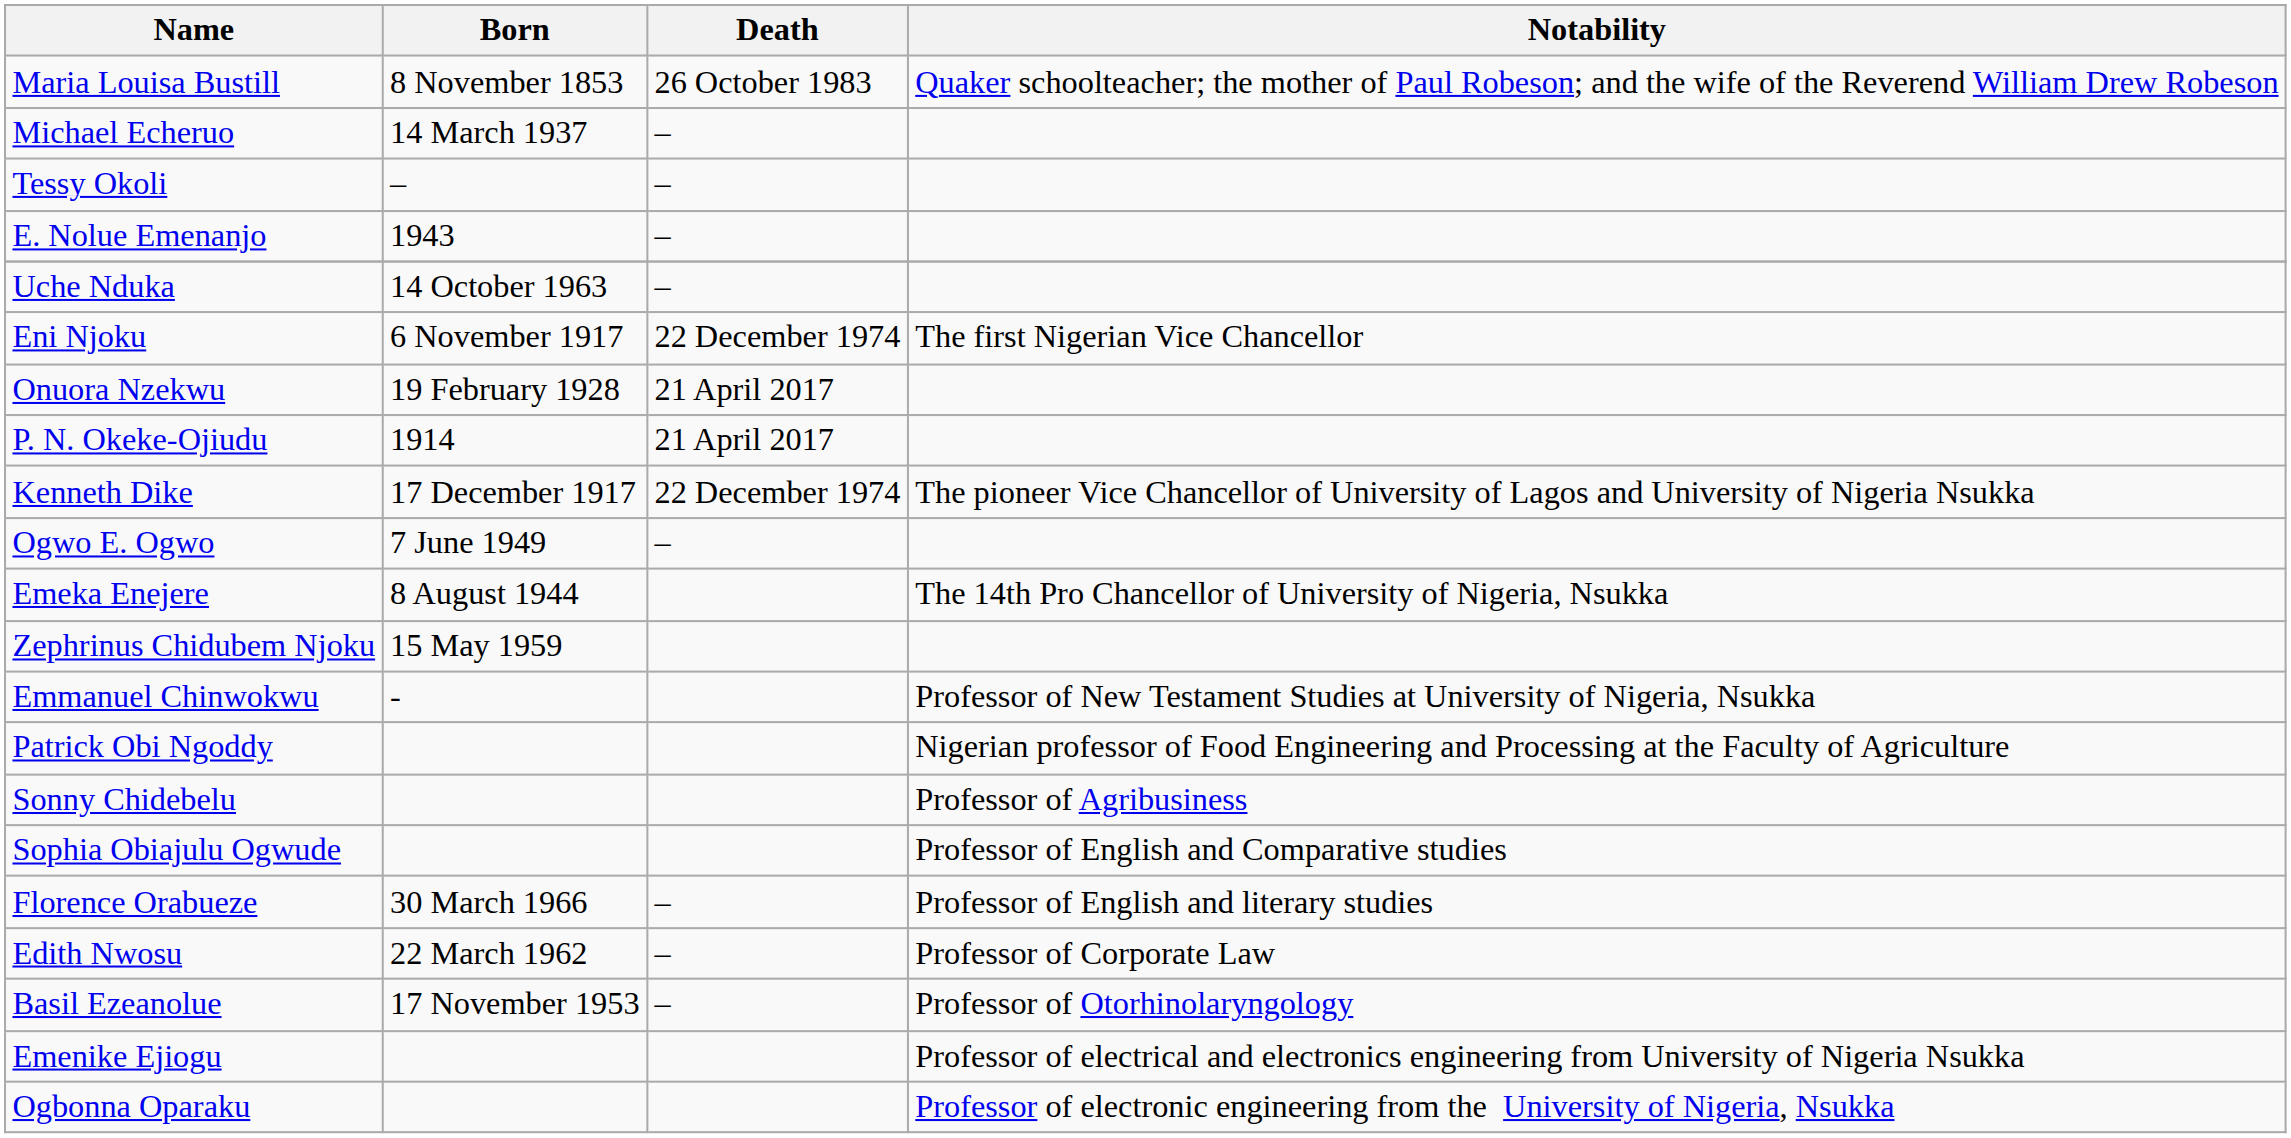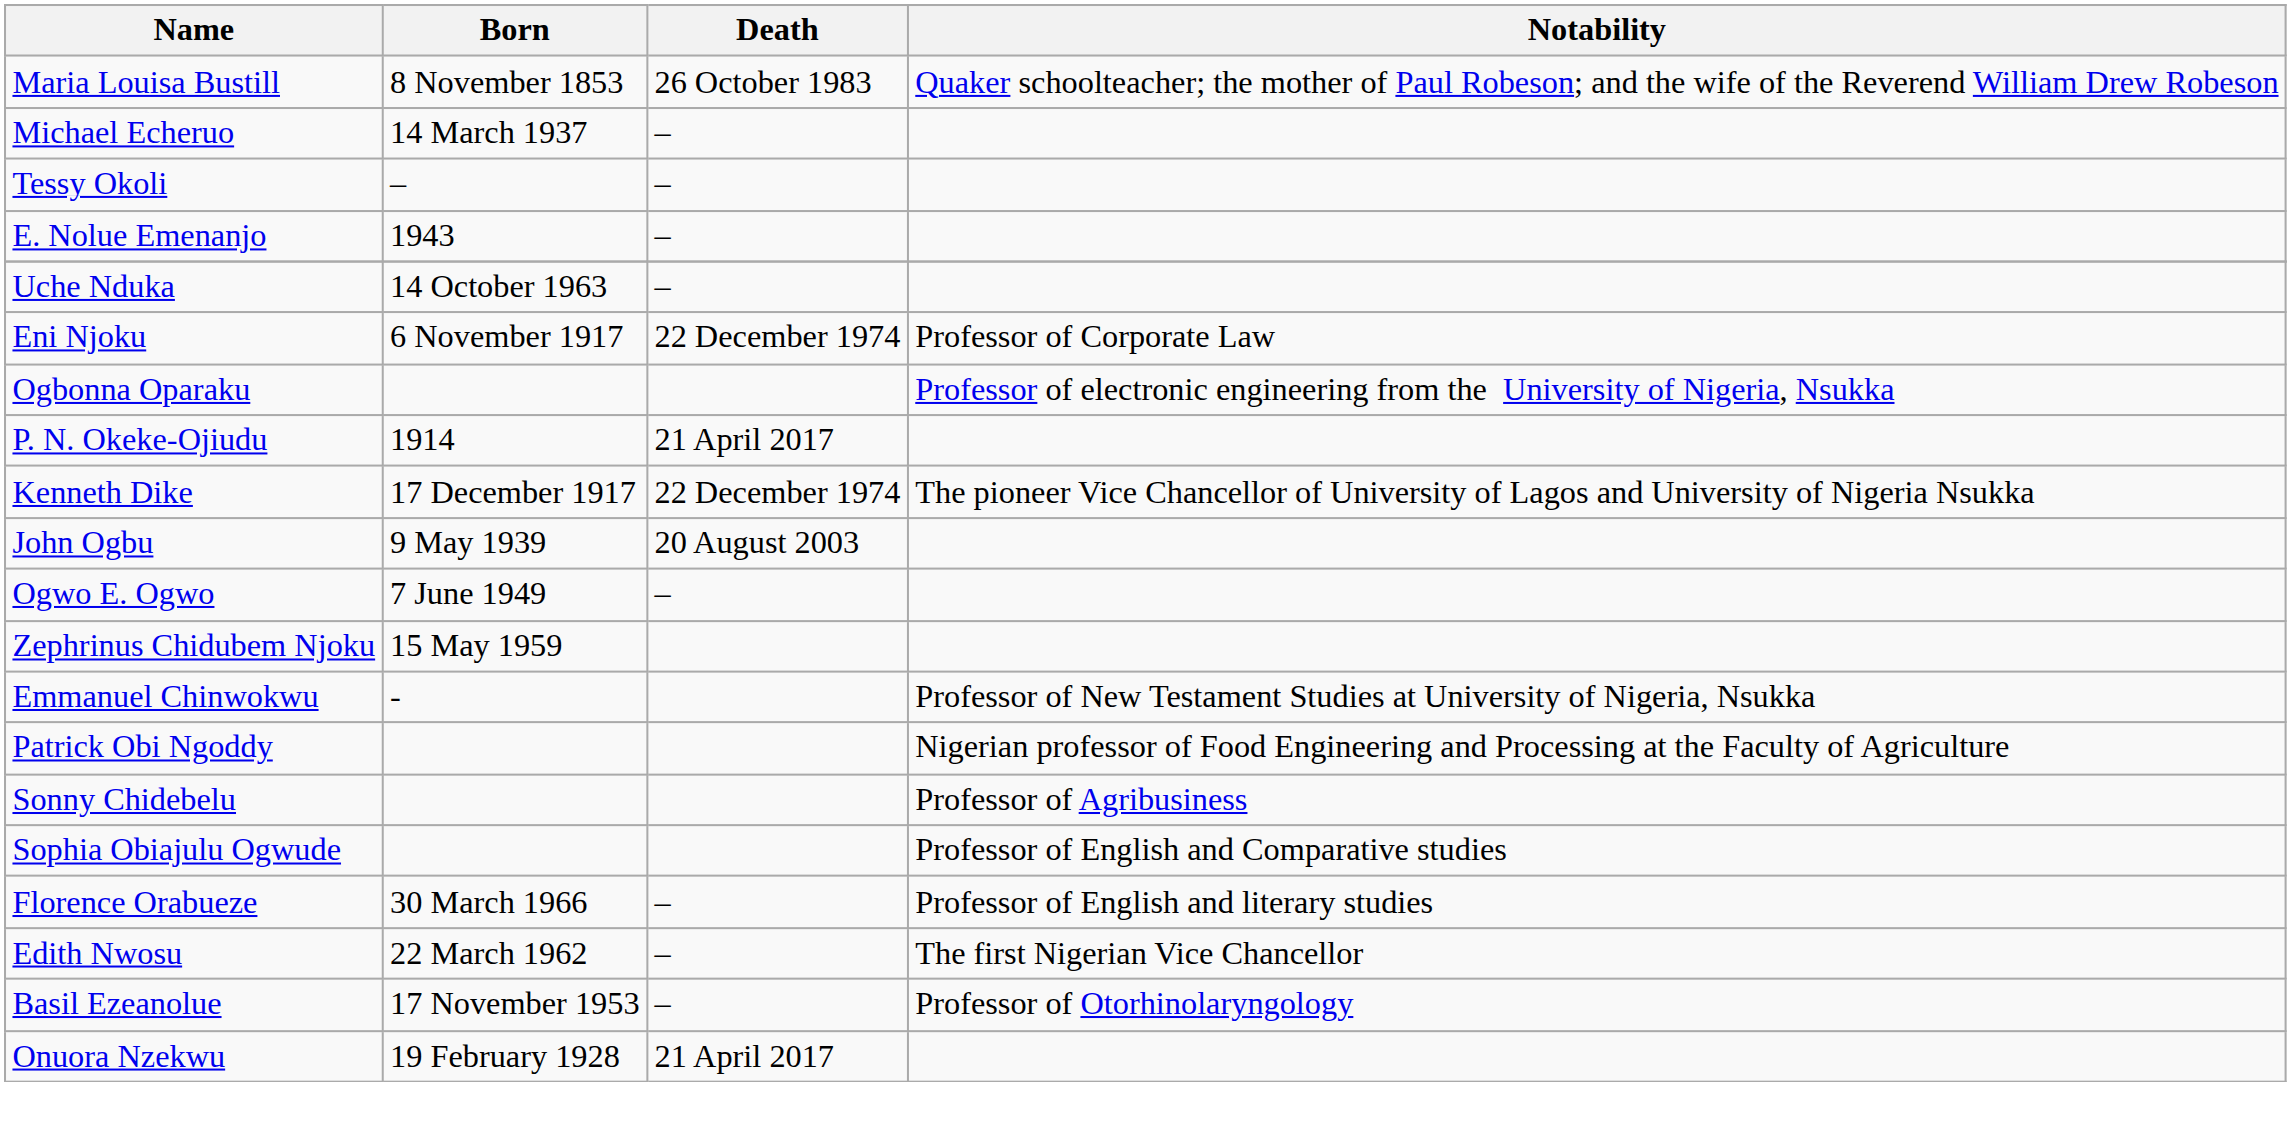(1139, 337) The first Nigerian Vice Chancellor -> (1095, 337) Professor of Corporate Law
rows swapped: (119, 388) <-> (131, 1106)
+ row: (83, 542)
- row: (111, 593)
(1095, 952) Professor of Corporate Law -> (1139, 952) The first Nigerian Vice Chancellor
- row: (117, 1055)
